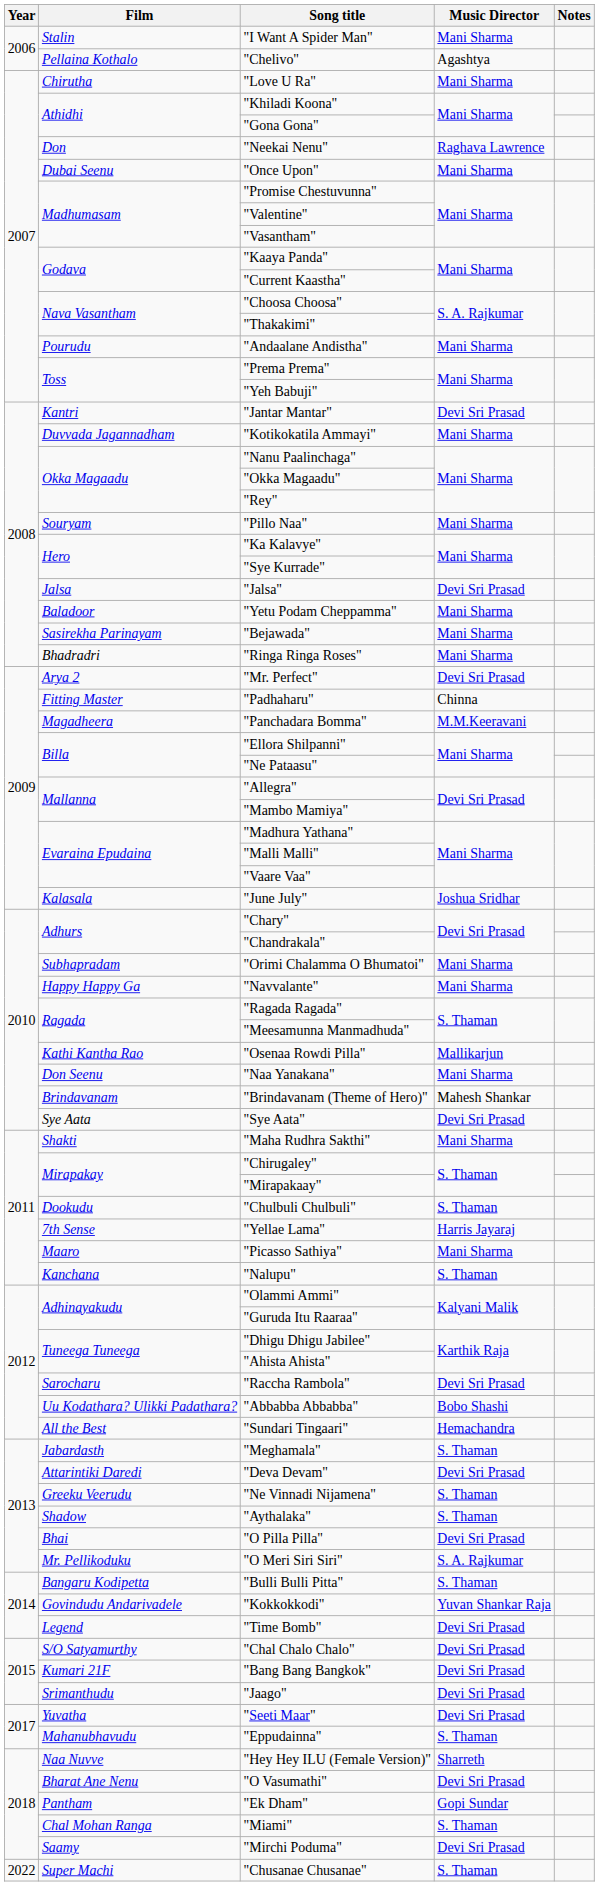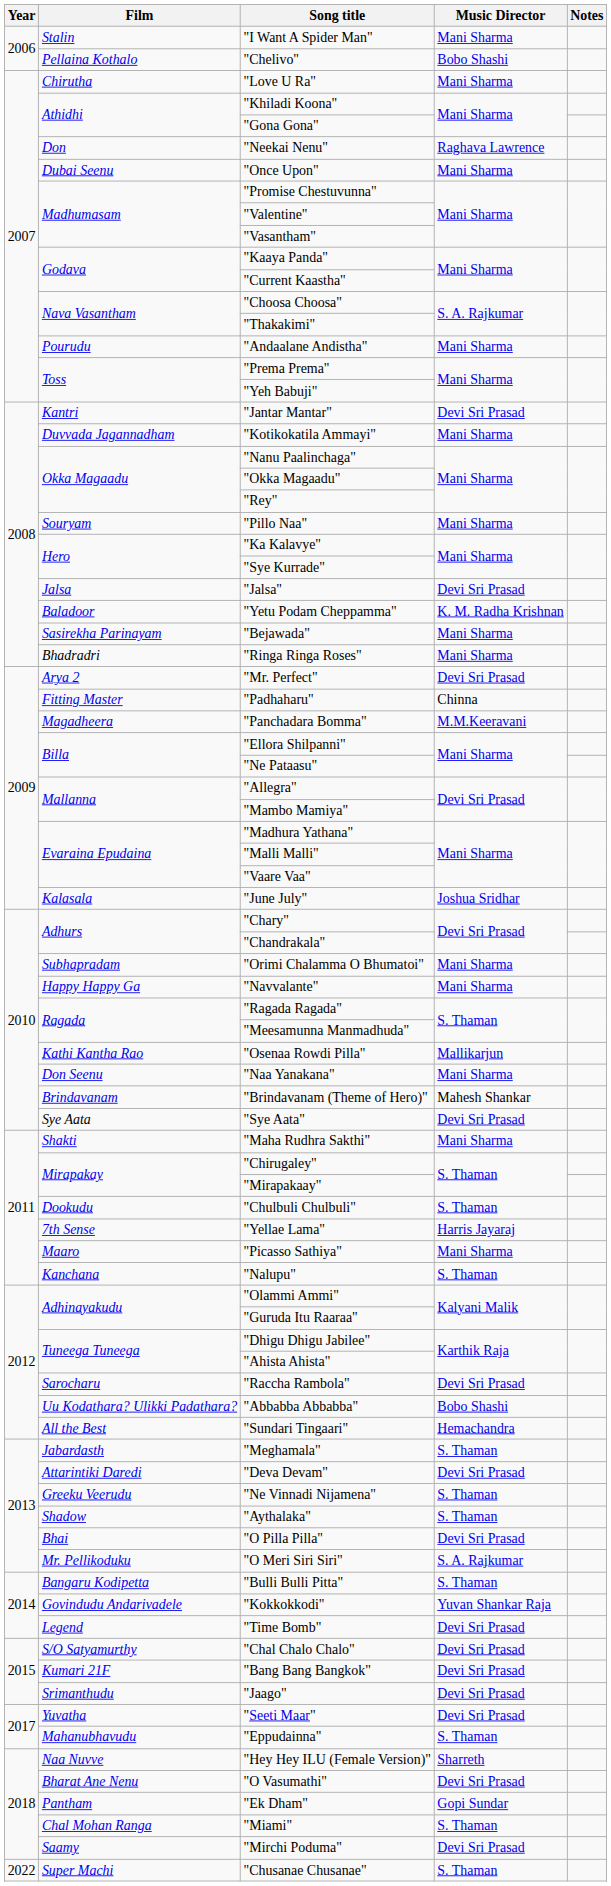(464, 59) Agashtya -> (473, 59) Bobo Shashi
(475, 611) Mani Sharma -> (501, 611) K. M. Radha Krishnan
